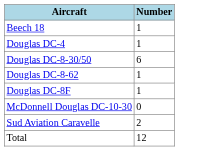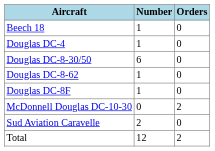+ column: (192, 12)
